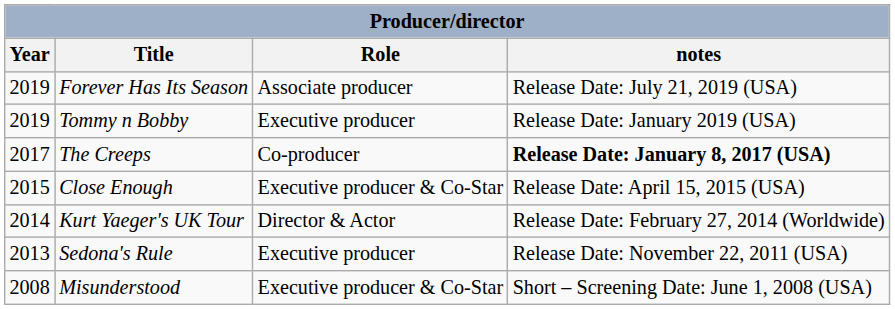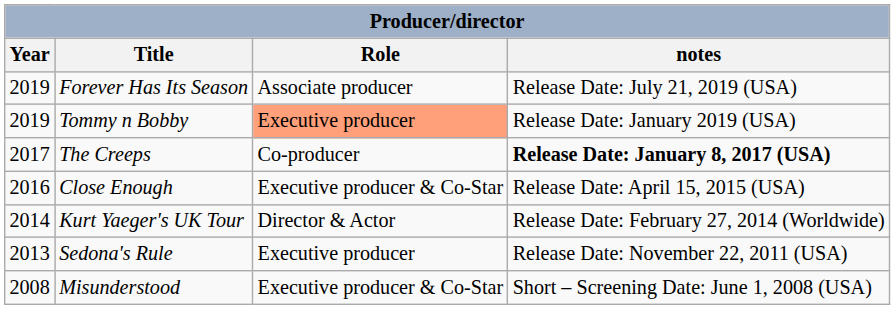(336, 121) no background -> (336, 121) lightsalmon background
(30, 187) 2015 -> (30, 187) 2016
